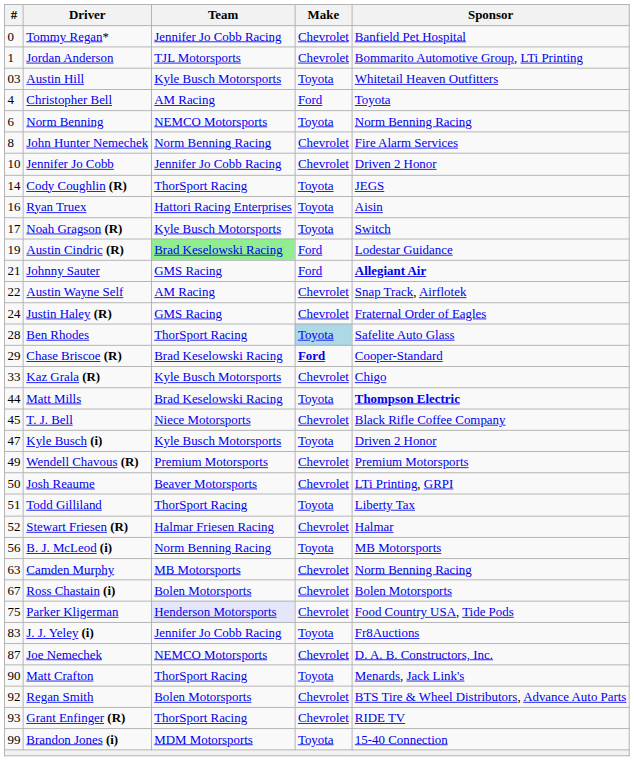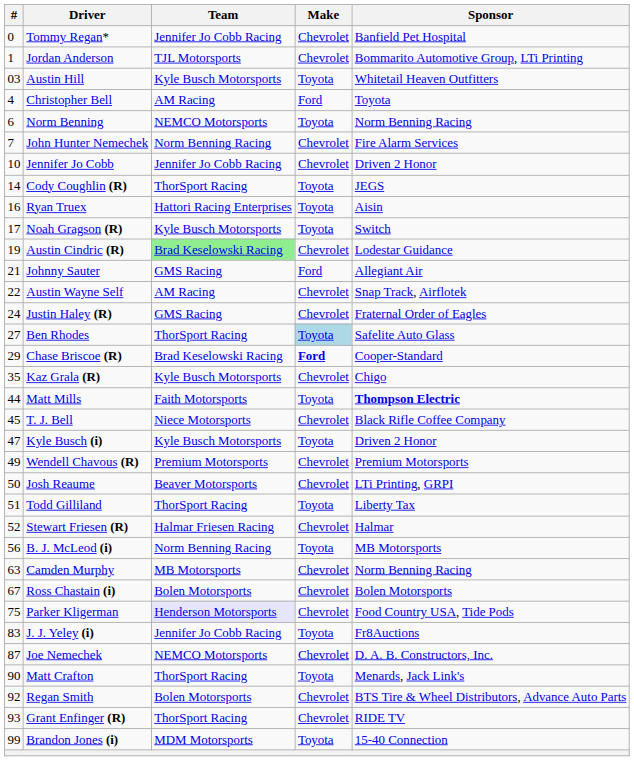(11, 143) 8 -> (11, 143) 7
(310, 249) Ford -> (323, 249) Chevrolet
(390, 270) bold -> (389, 270) normal
(14, 334) 28 -> (14, 334) 27
(14, 377) 33 -> (14, 377) 35
(218, 398) Brad Keselowski Racing -> (201, 398) Faith Motorsports
